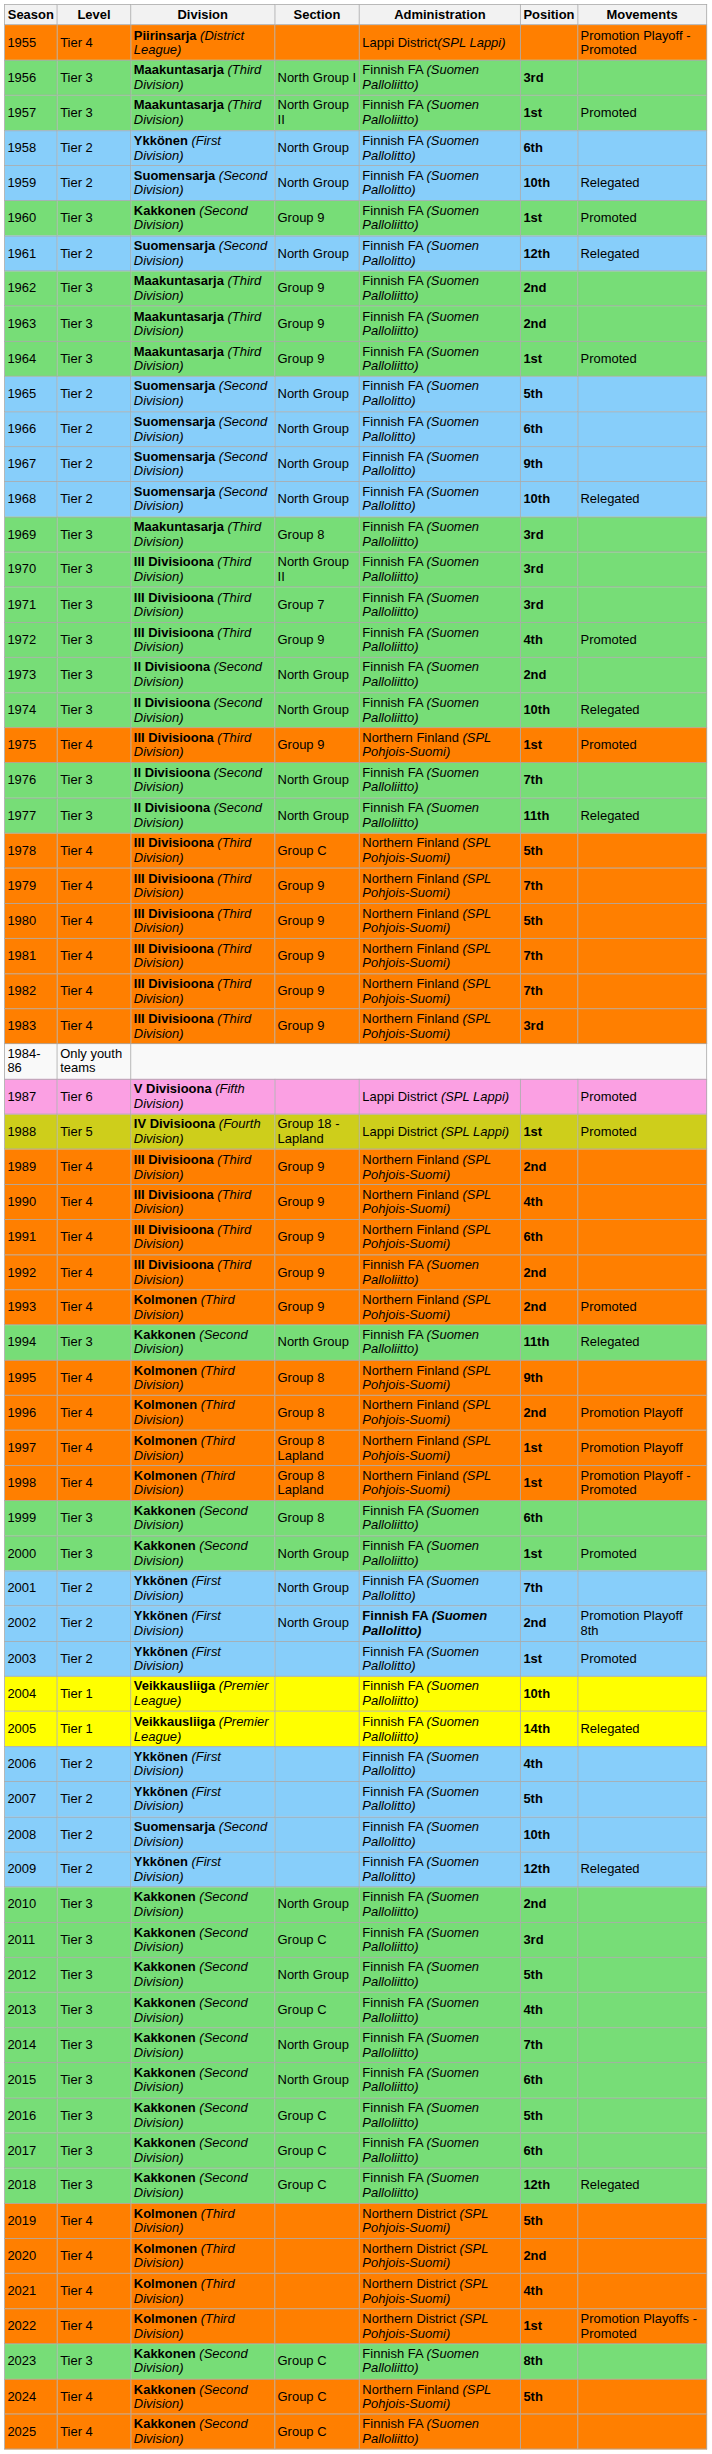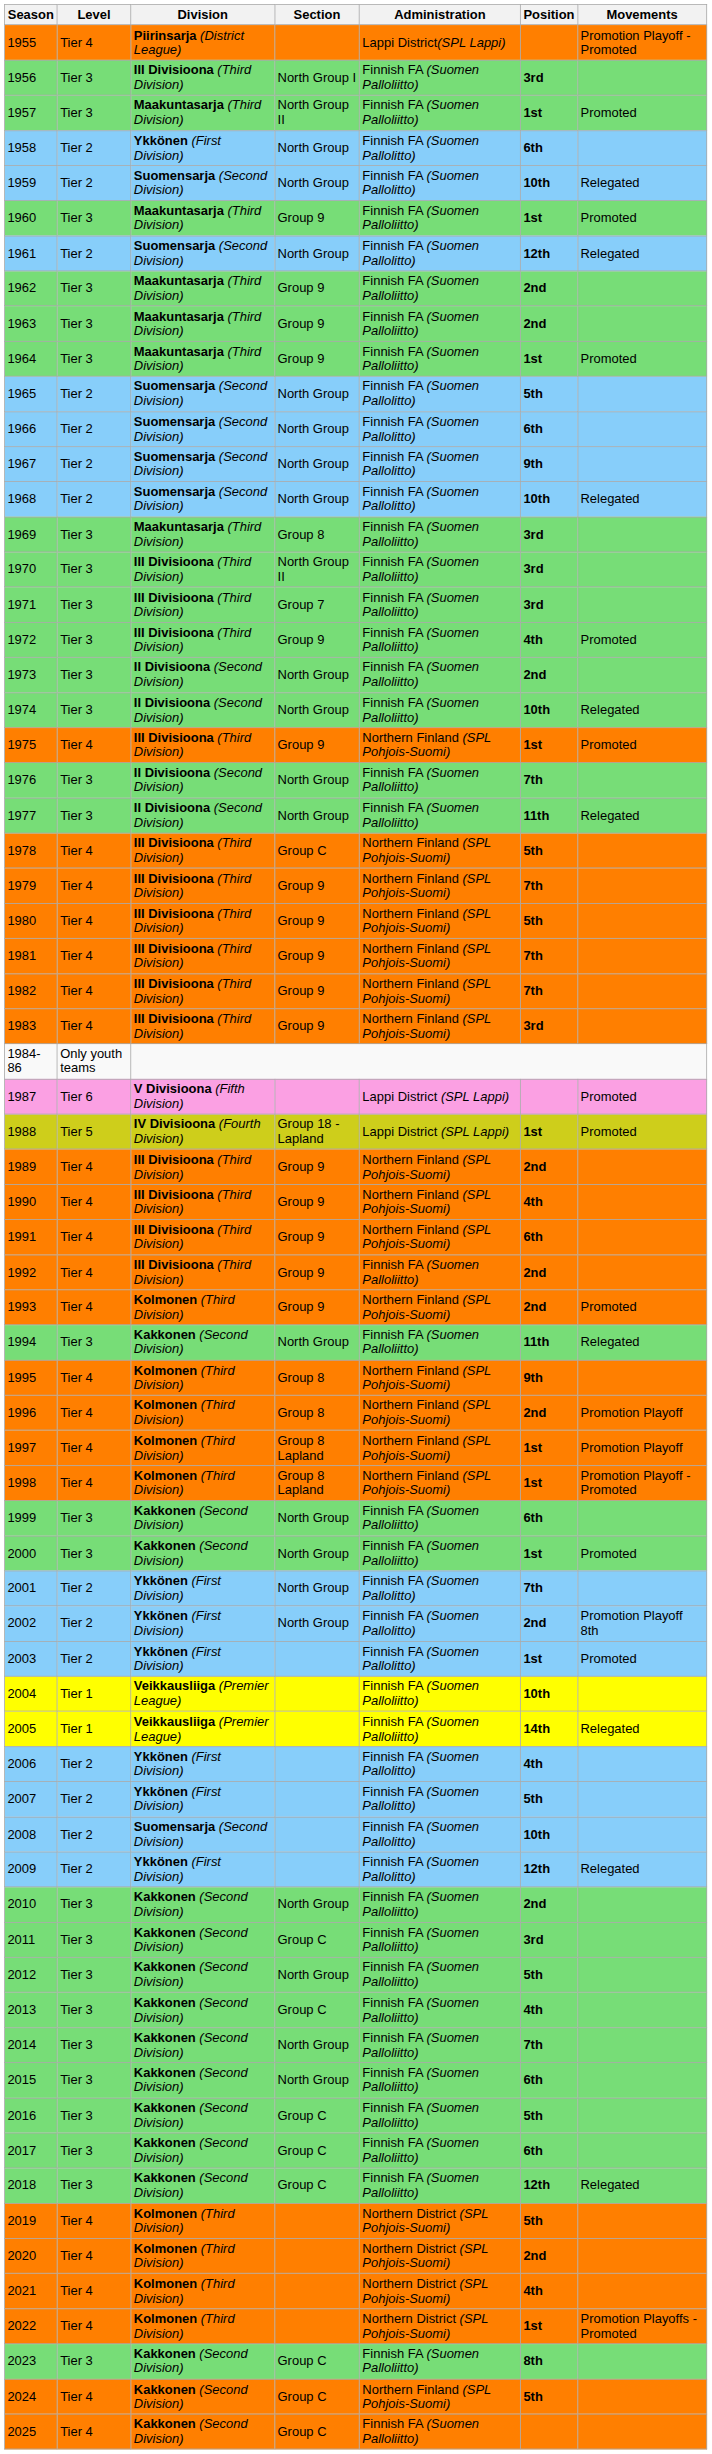(198, 77) Maakuntasarja (Third Division) -> (193, 77) III Divisioona (Third Division)
(191, 218) Kakkonen (Second Division) -> (198, 218) Maakuntasarja (Third Division)
(301, 1518) Group 8 -> (313, 1518) North Group
(425, 1623) bold -> (421, 1623) normal
